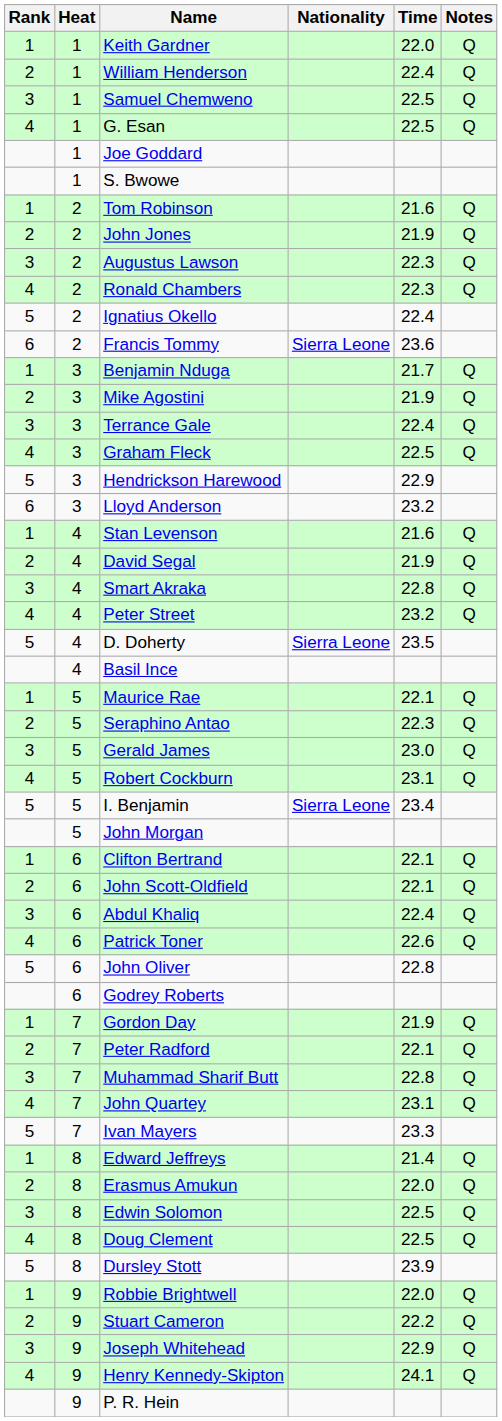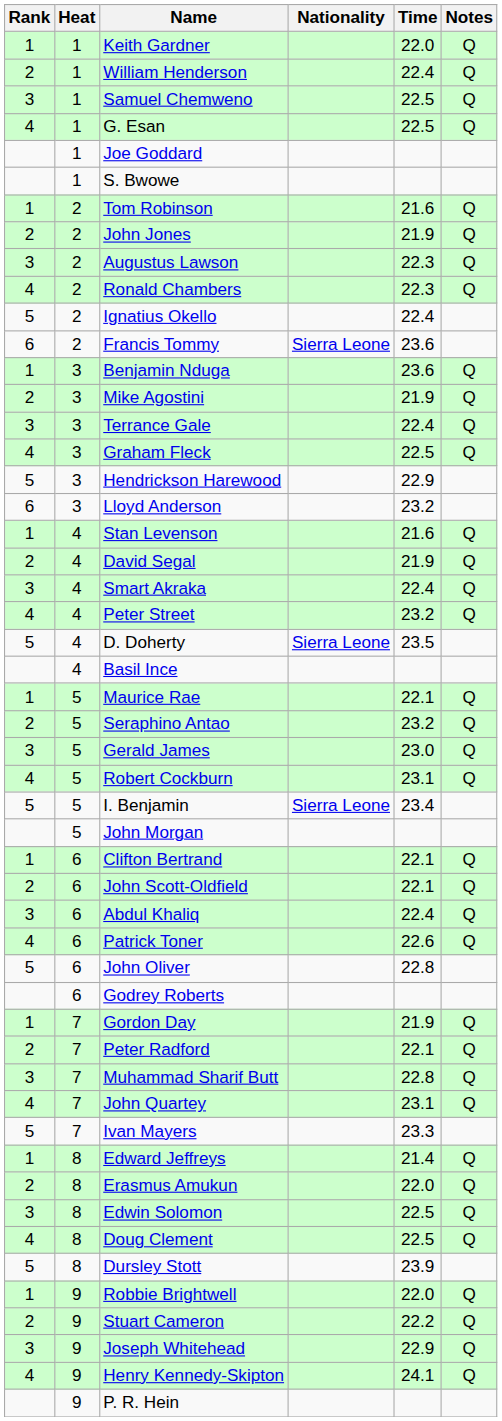(418, 371) 21.7 -> (418, 371) 23.6
(418, 588) 22.8 -> (418, 588) 22.4
(418, 724) 22.3 -> (418, 724) 23.2
